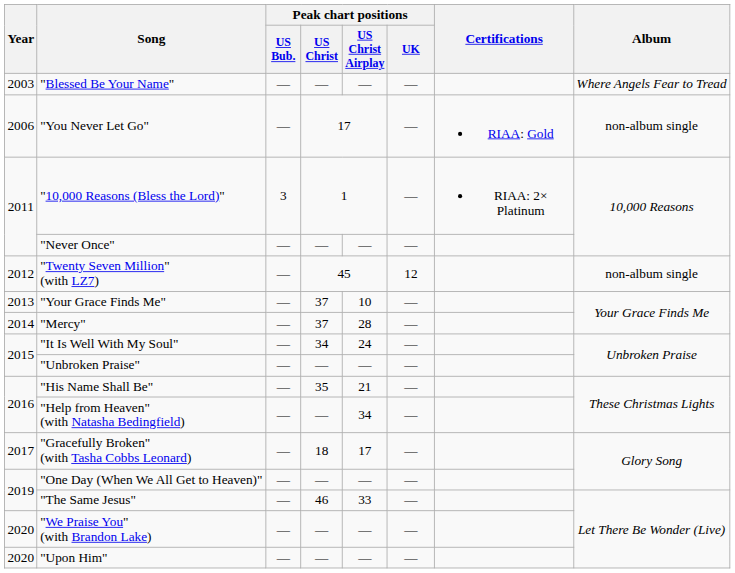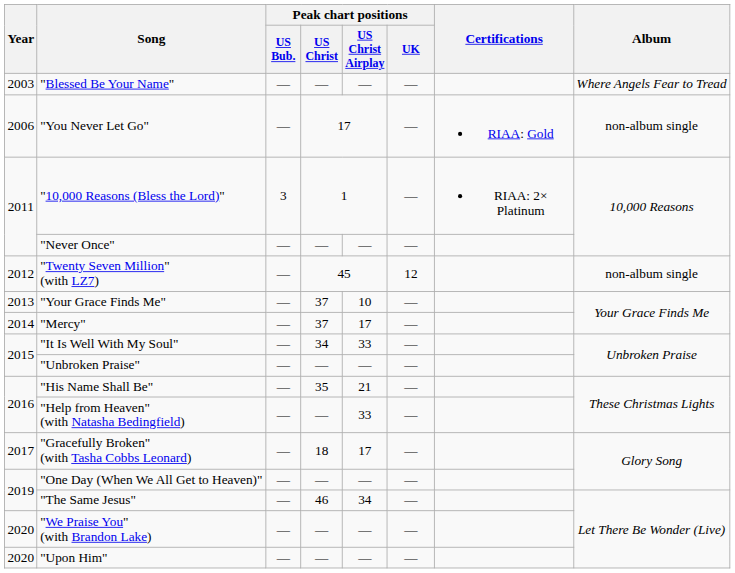(365, 323) 28 -> (365, 323) 17
(365, 344) 24 -> (365, 344) 33
(365, 414) 34 -> (365, 414) 33
(365, 500) 33 -> (365, 500) 34
